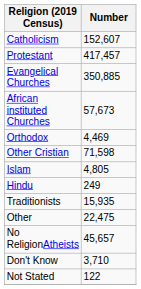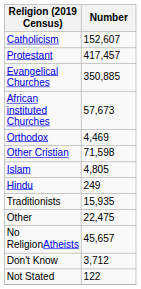(96, 261) 3,710 -> (96, 261) 3,712
